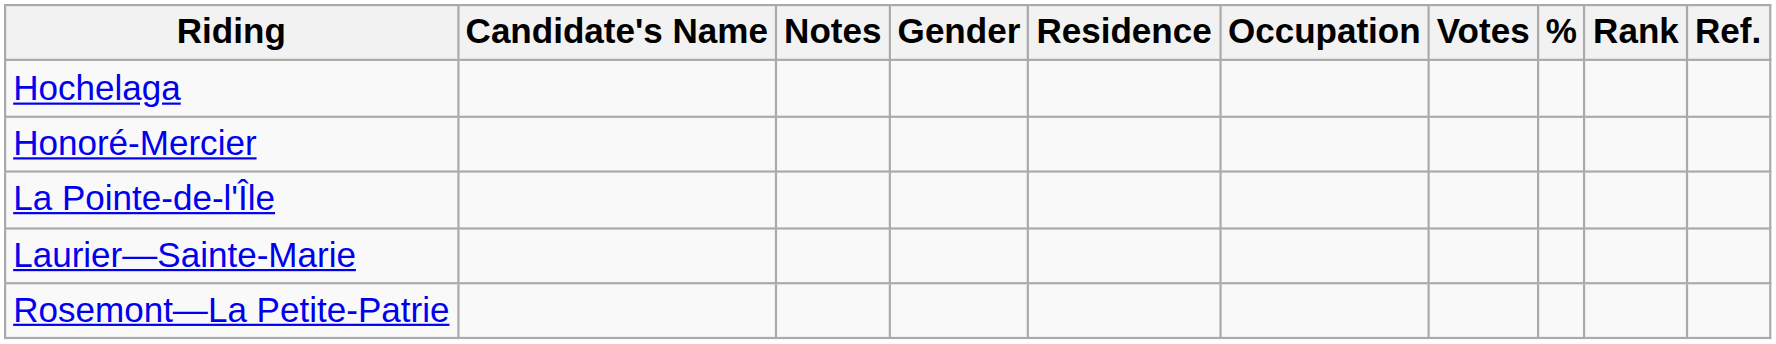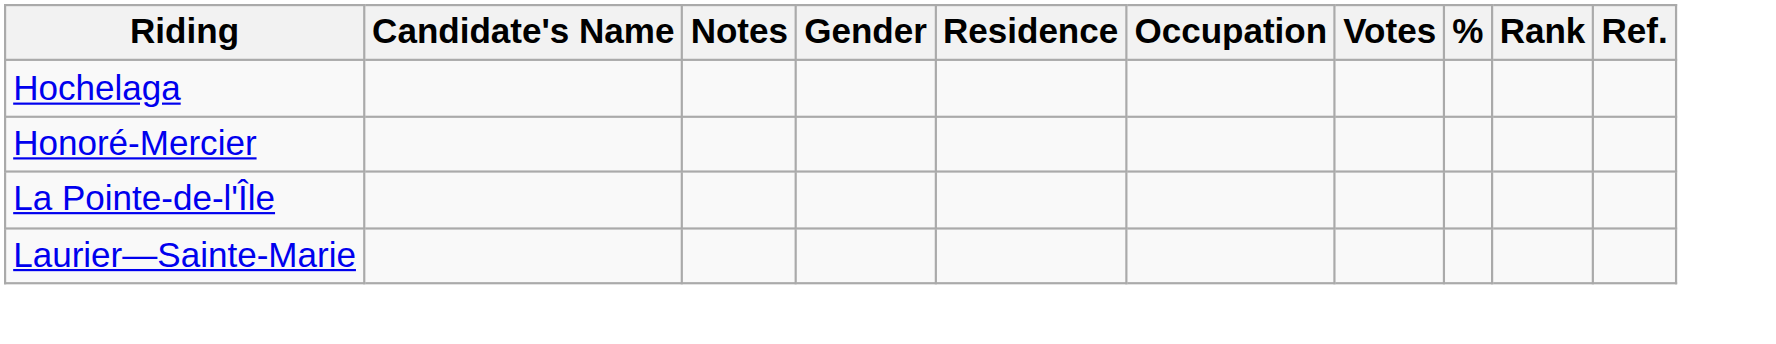- row: (231, 310)
